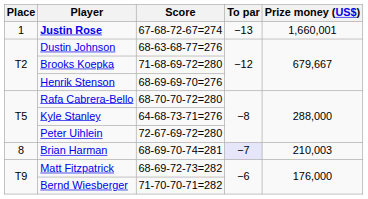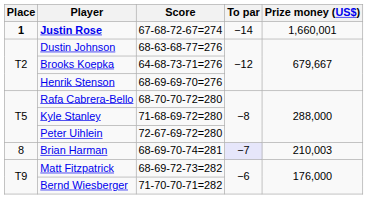(21, 30) normal -> (21, 30) bold
(243, 30) −13 -> (243, 30) −14
(180, 64) 71-68-69-72=280 -> (180, 64) 64-68-73-71=276
(180, 116) 64-68-73-71=276 -> (180, 116) 71-68-69-72=280
